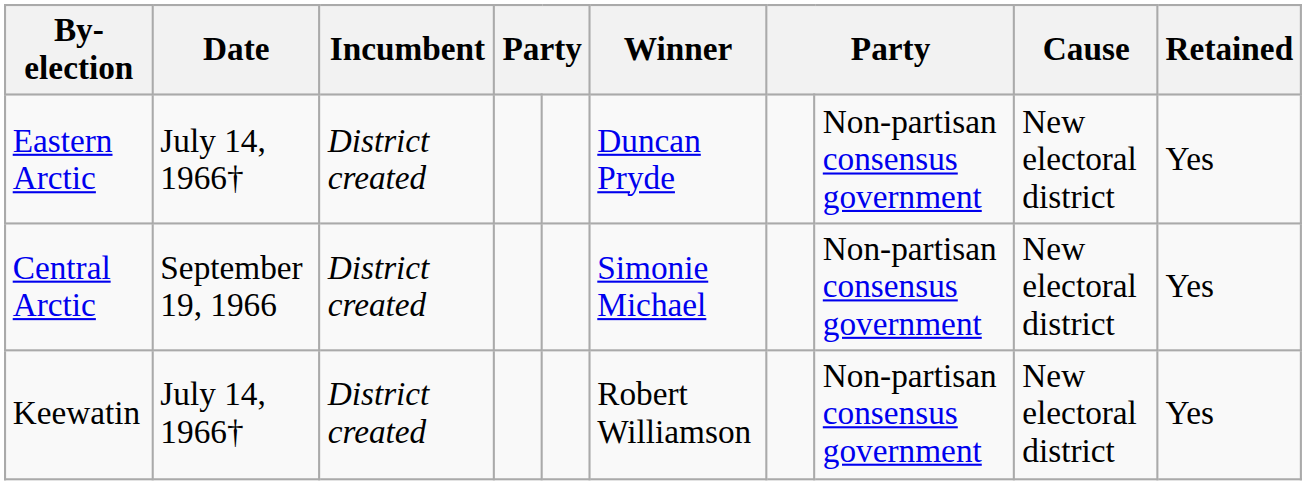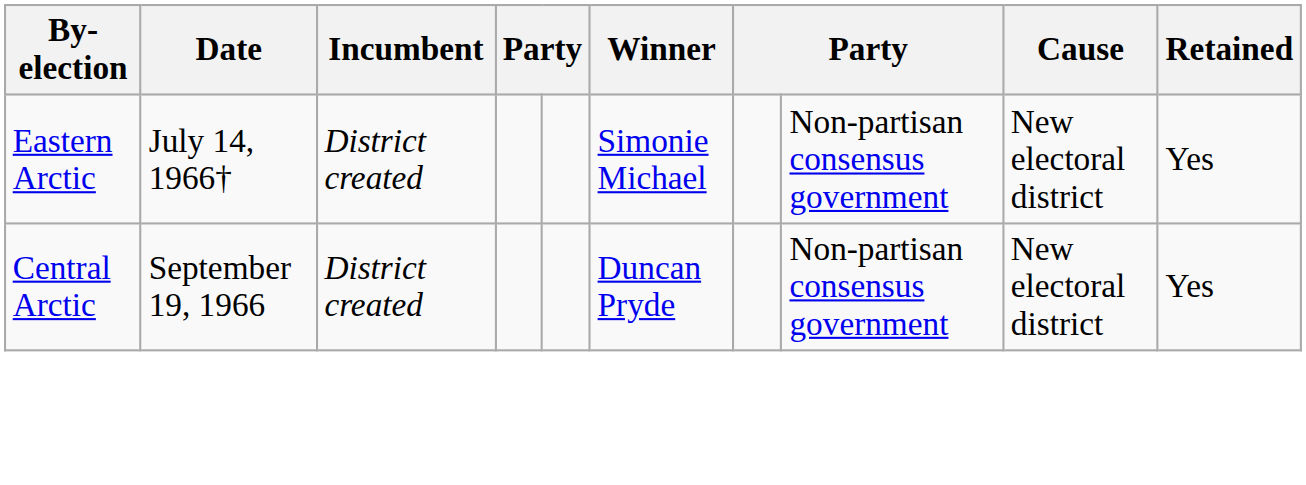(649, 158) Duncan Pryde -> (653, 158) Simonie Michael
(653, 286) Simonie Michael -> (649, 286) Duncan Pryde
- row: (76, 413)
